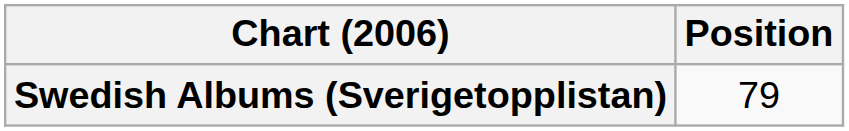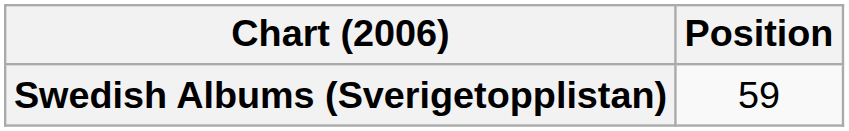(759, 94) 79 -> (759, 94) 59
